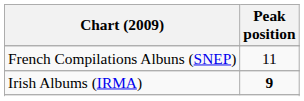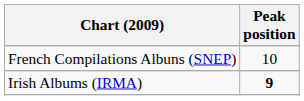(269, 58) 11 -> (269, 58) 10
